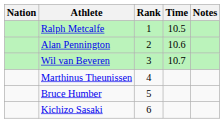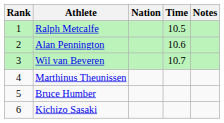columns swapped: (149, 12) <-> (21, 12)
